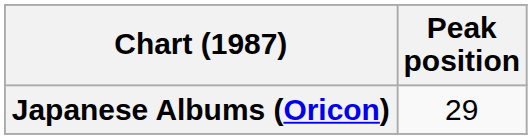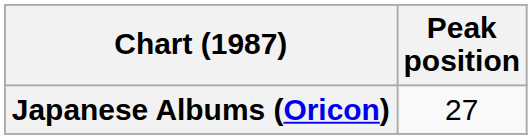(462, 109) 29 -> (462, 109) 27
